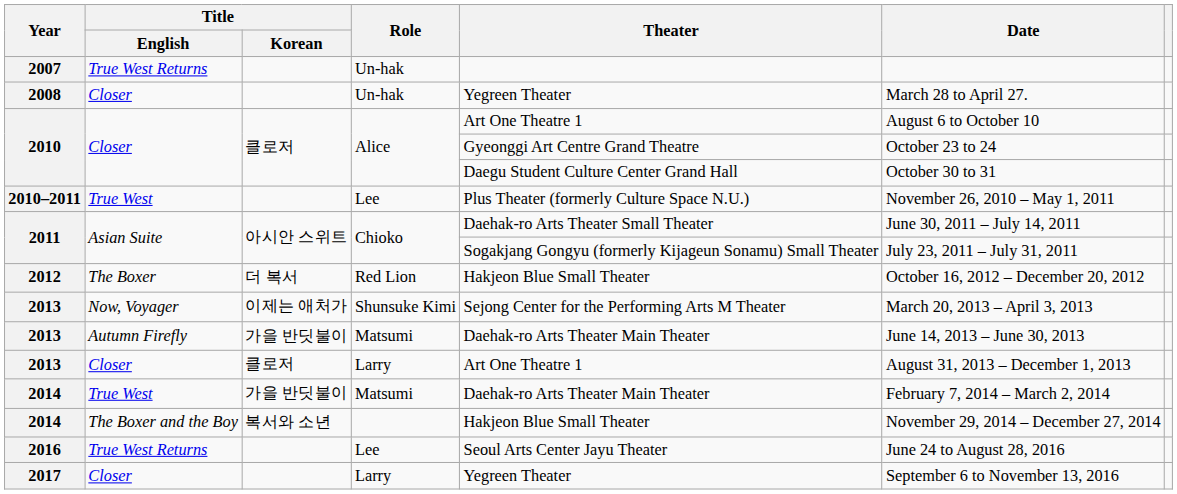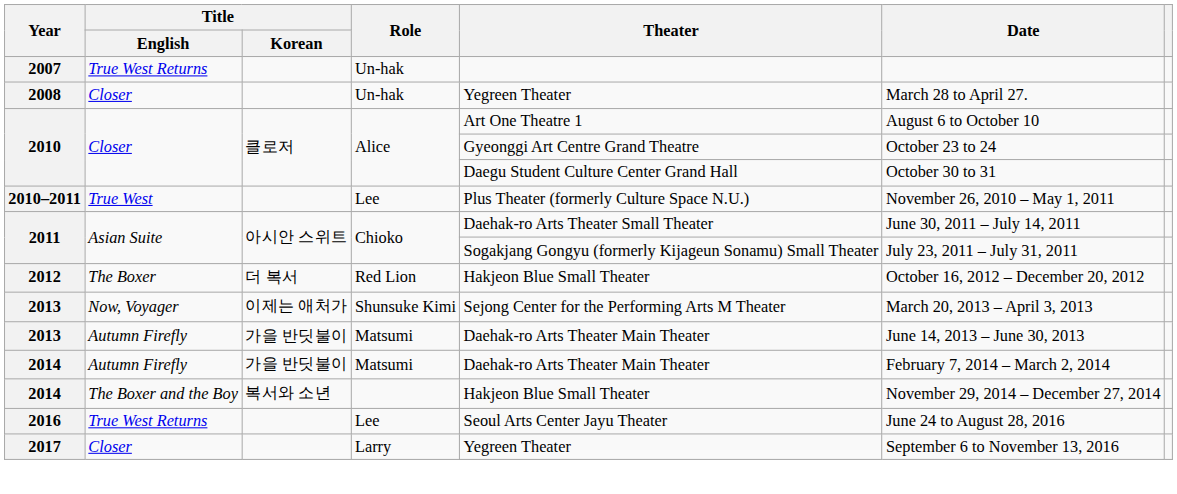- row: (45, 364)
(120, 393) True West -> (138, 364) Autumn Firefly
